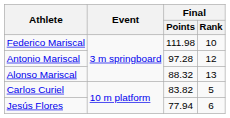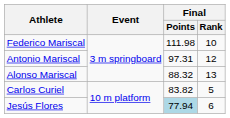(181, 59) 97.28 -> (181, 59) 97.31
(181, 106) no background -> (181, 106) lightblue background
